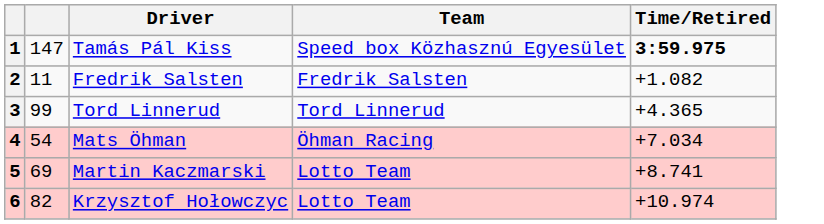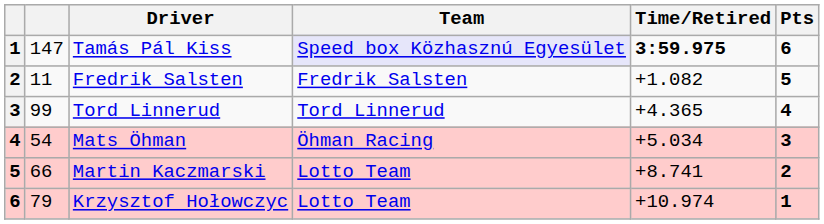+ column: (797, 20)
(462, 51) no background -> (462, 51) lavender background
(669, 142) +7.034 -> (669, 142) +5.034
(41, 173) 69 -> (41, 173) 66
(41, 203) 82 -> (41, 203) 79
